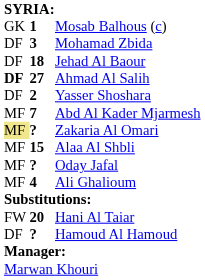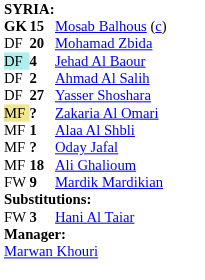(15, 26) normal -> (15, 26) bold
(33, 26) 1 -> (37, 26) 15
(33, 43) 3 -> (37, 43) 20
(13, 61) no background -> (13, 61) paleturquoise background
(37, 61) 18 -> (33, 61) 4
(14, 78) bold -> (13, 78) normal
(37, 78) 27 -> (33, 78) 2
(33, 95) 2 -> (37, 95) 27
- row: (128, 113)
(37, 147) 15 -> (33, 130) 1
(33, 182) 4 -> (37, 165) 18
+ row: (109, 182)
(37, 217) 20 -> (33, 217) 3
- row: (116, 234)
